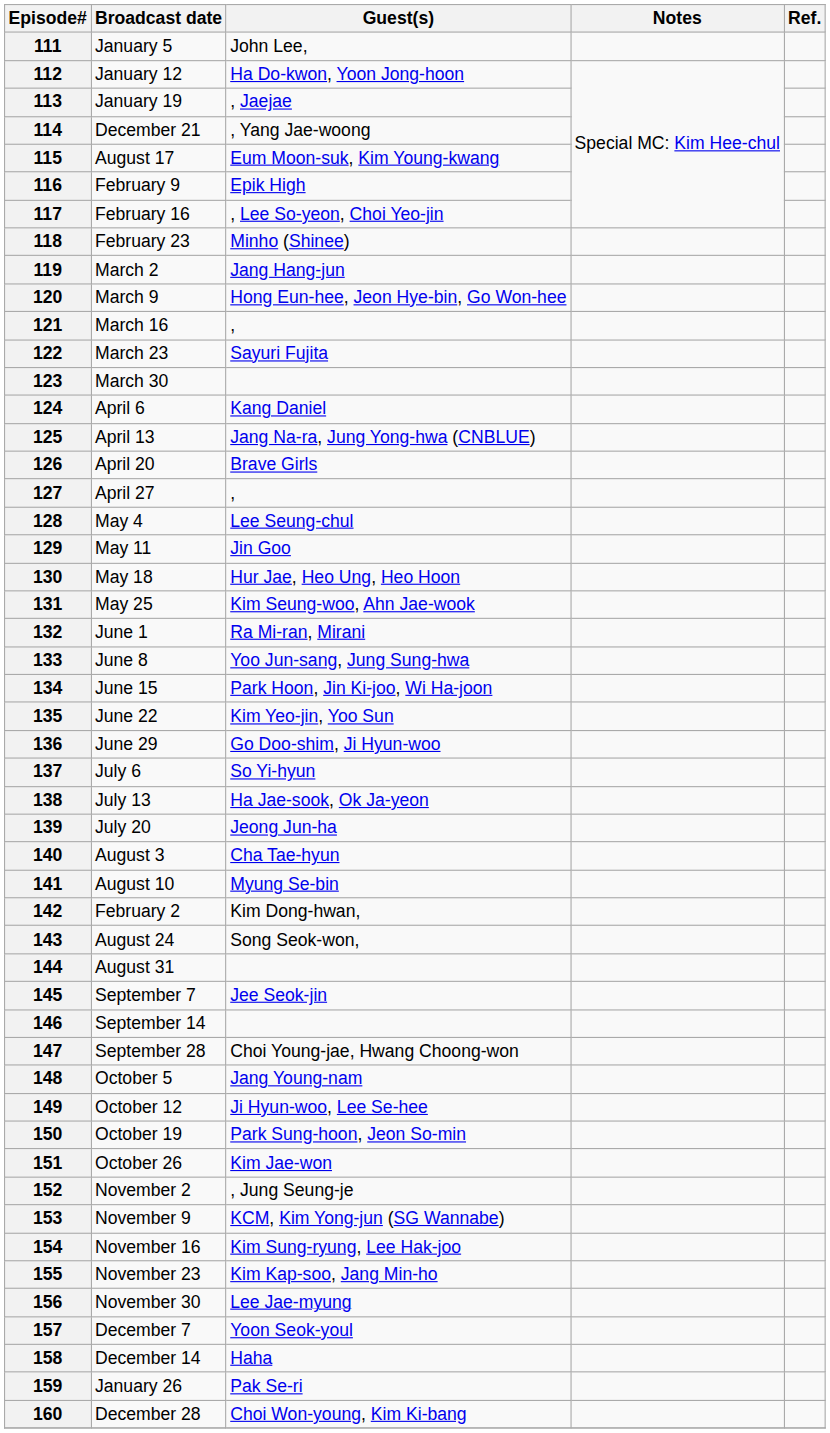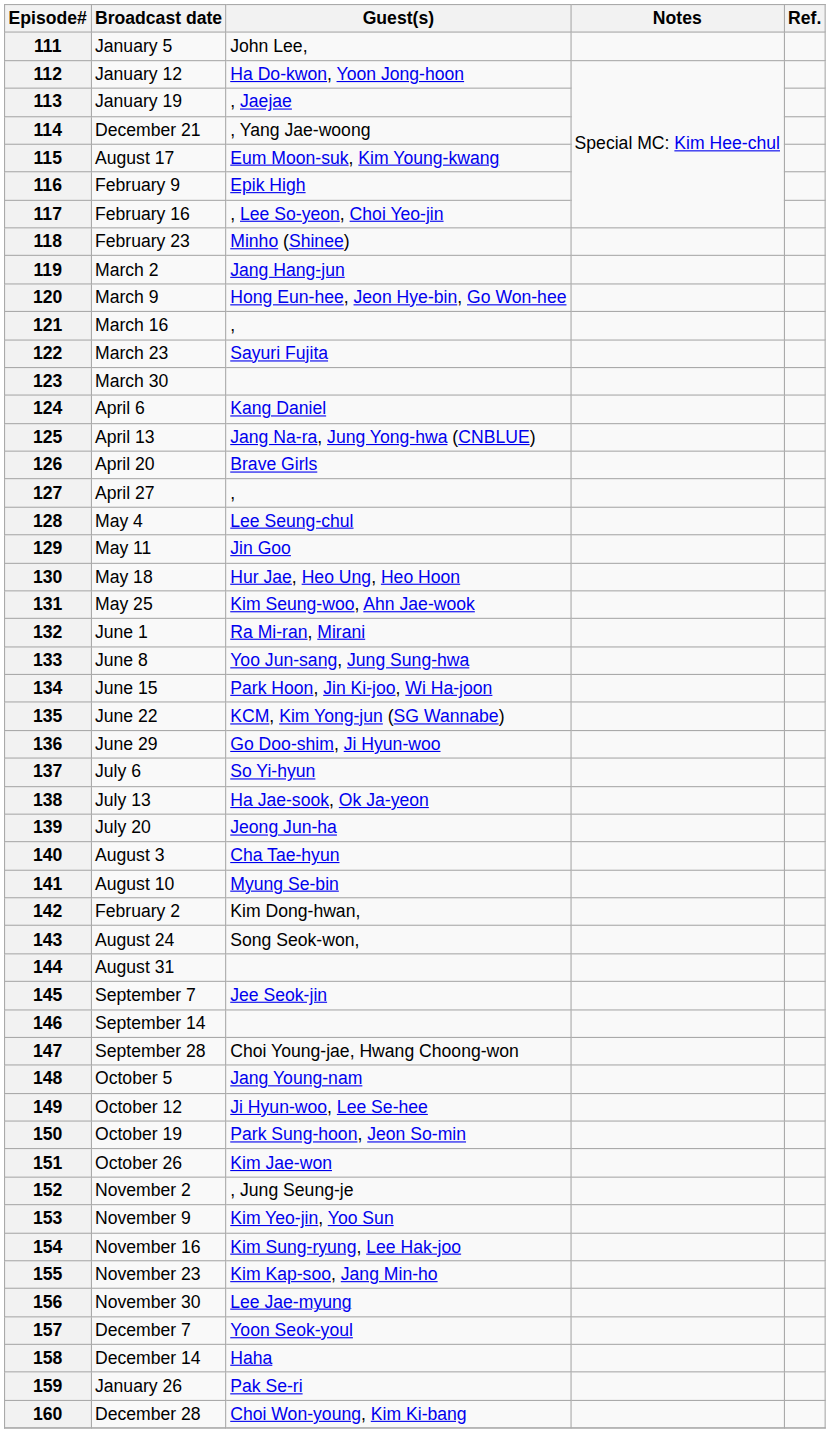(312, 716) Kim Yeo-jin, Yoo Sun -> (367, 716) KCM, Kim Yong-jun (SG Wannabe)
(367, 1218) KCM, Kim Yong-jun (SG Wannabe) -> (312, 1218) Kim Yeo-jin, Yoo Sun
